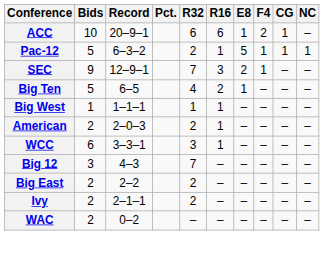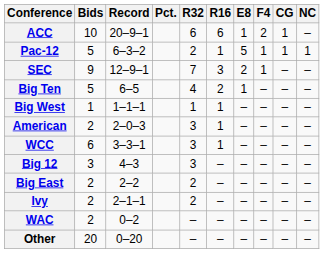(193, 126) 2 -> (193, 126) 3
(193, 164) 7 -> (193, 164) 3
+ row: (40, 239)
